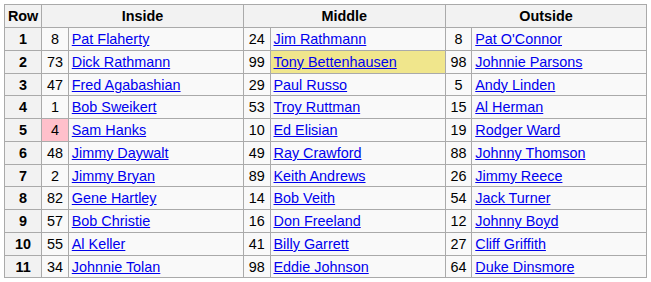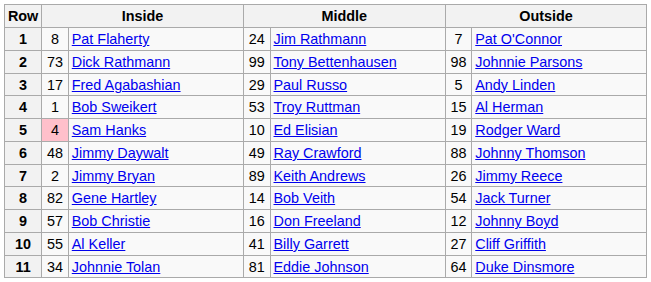(459, 39) 8 -> (459, 39) 7
(335, 62) khaki background -> (335, 62) no background
(55, 85) 47 -> (55, 85) 17
(257, 267) 98 -> (257, 267) 81
